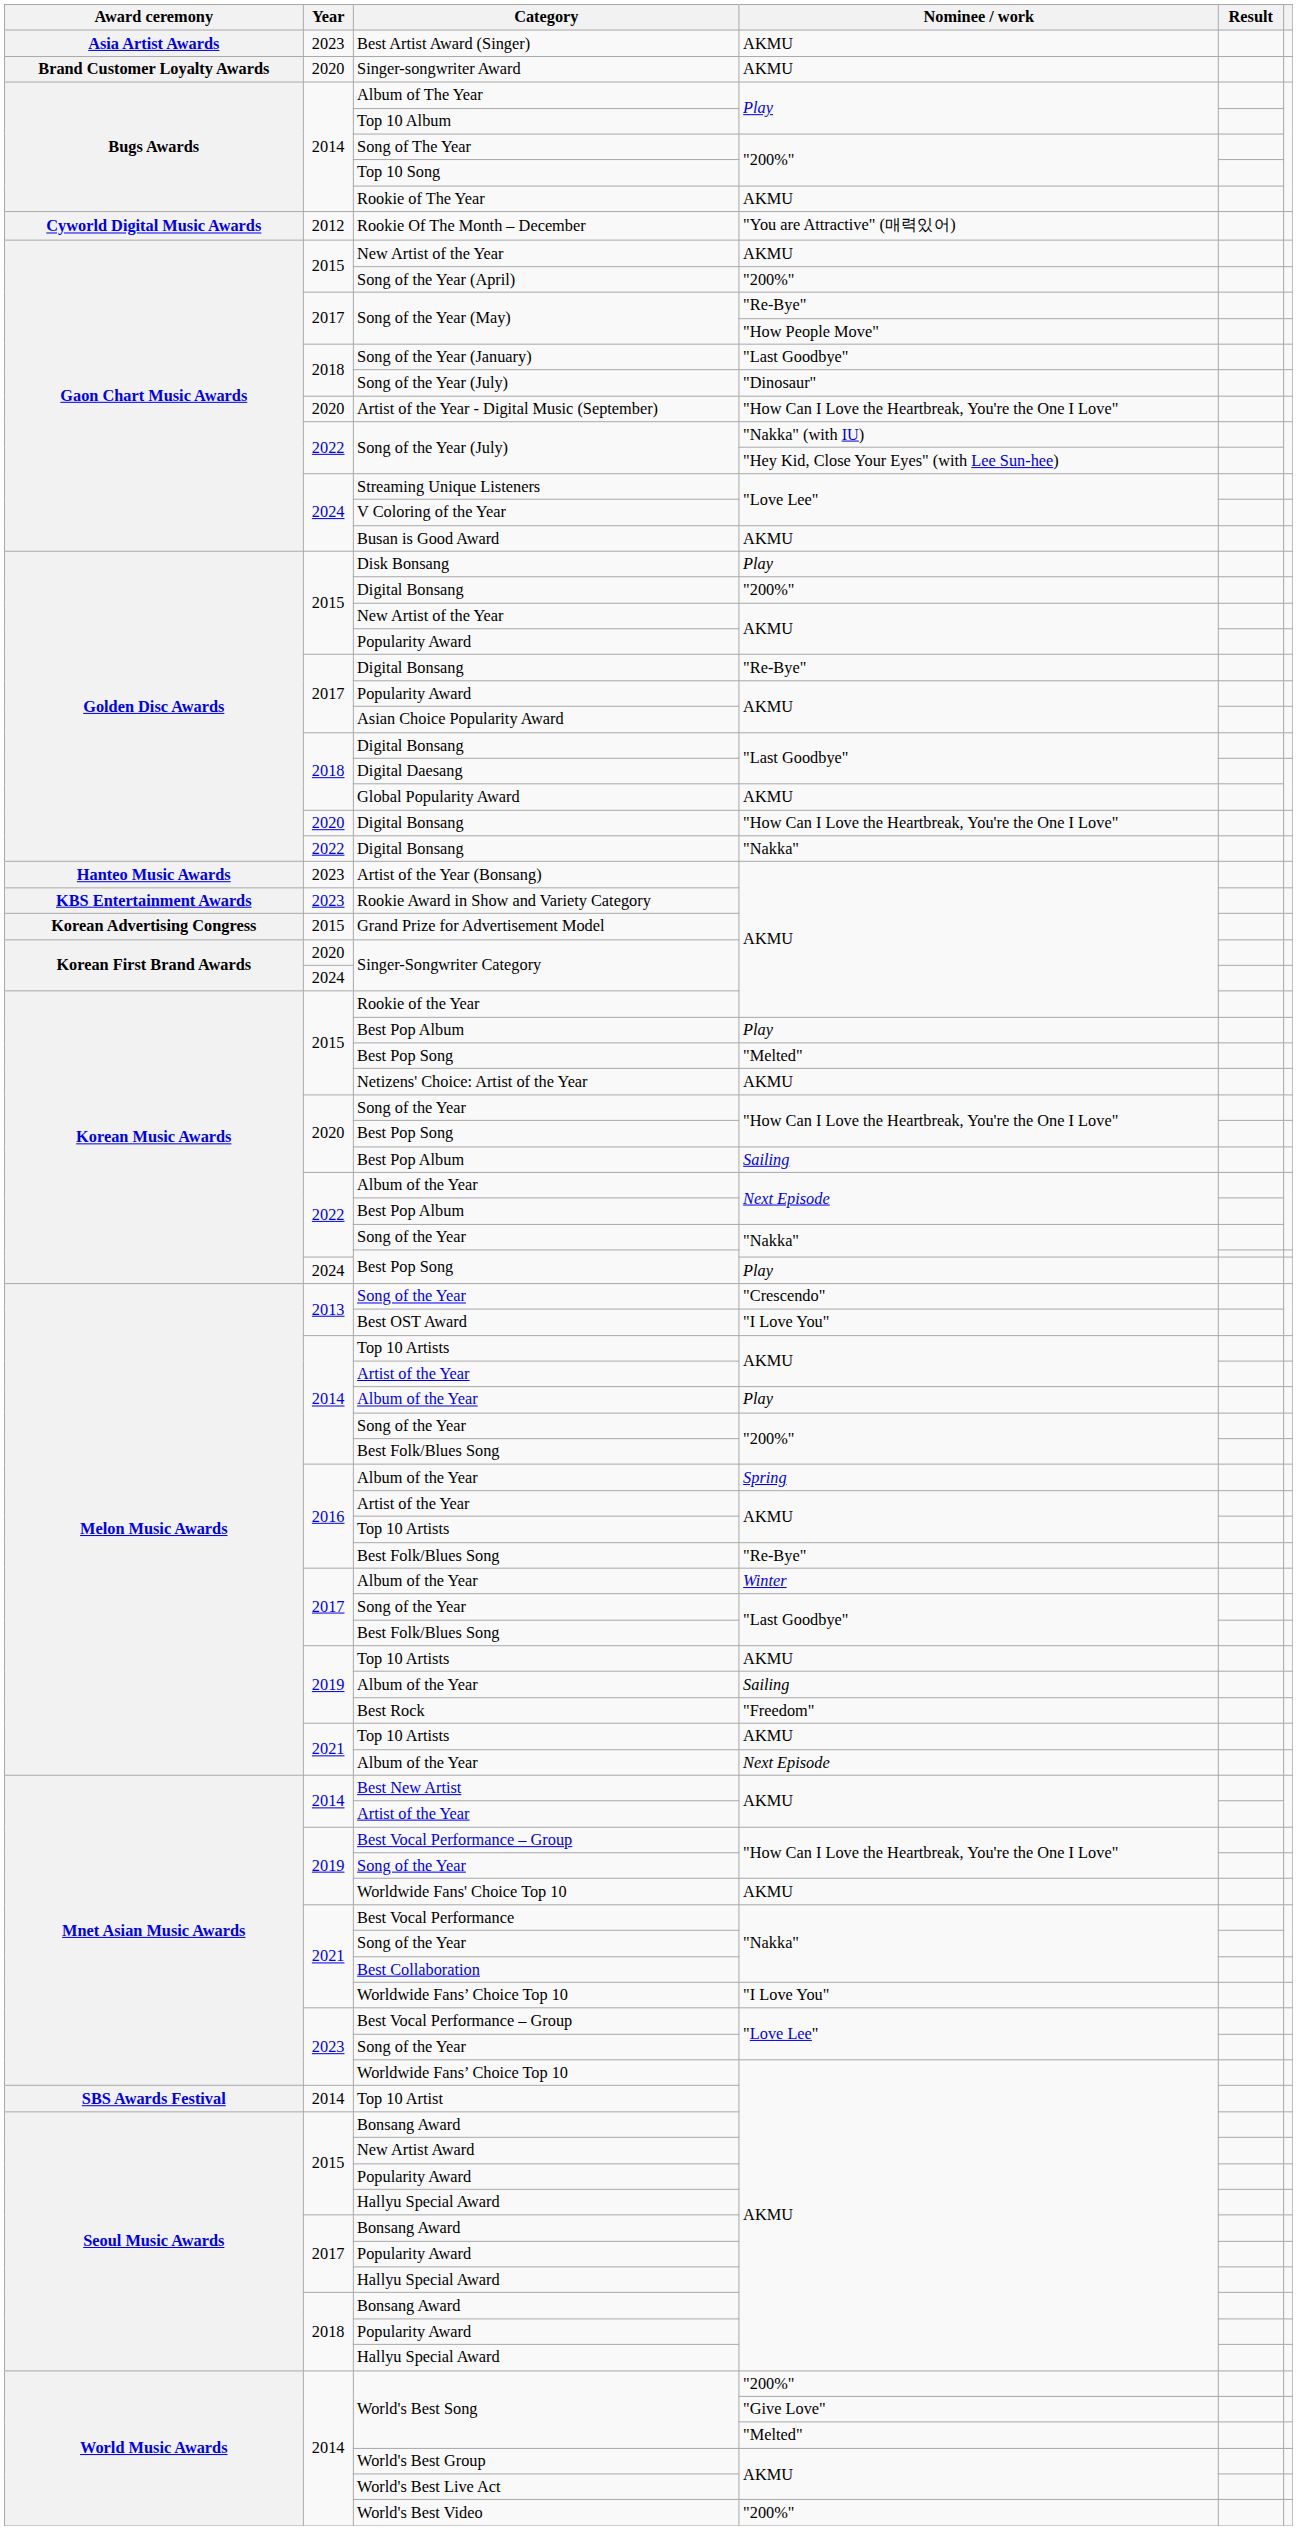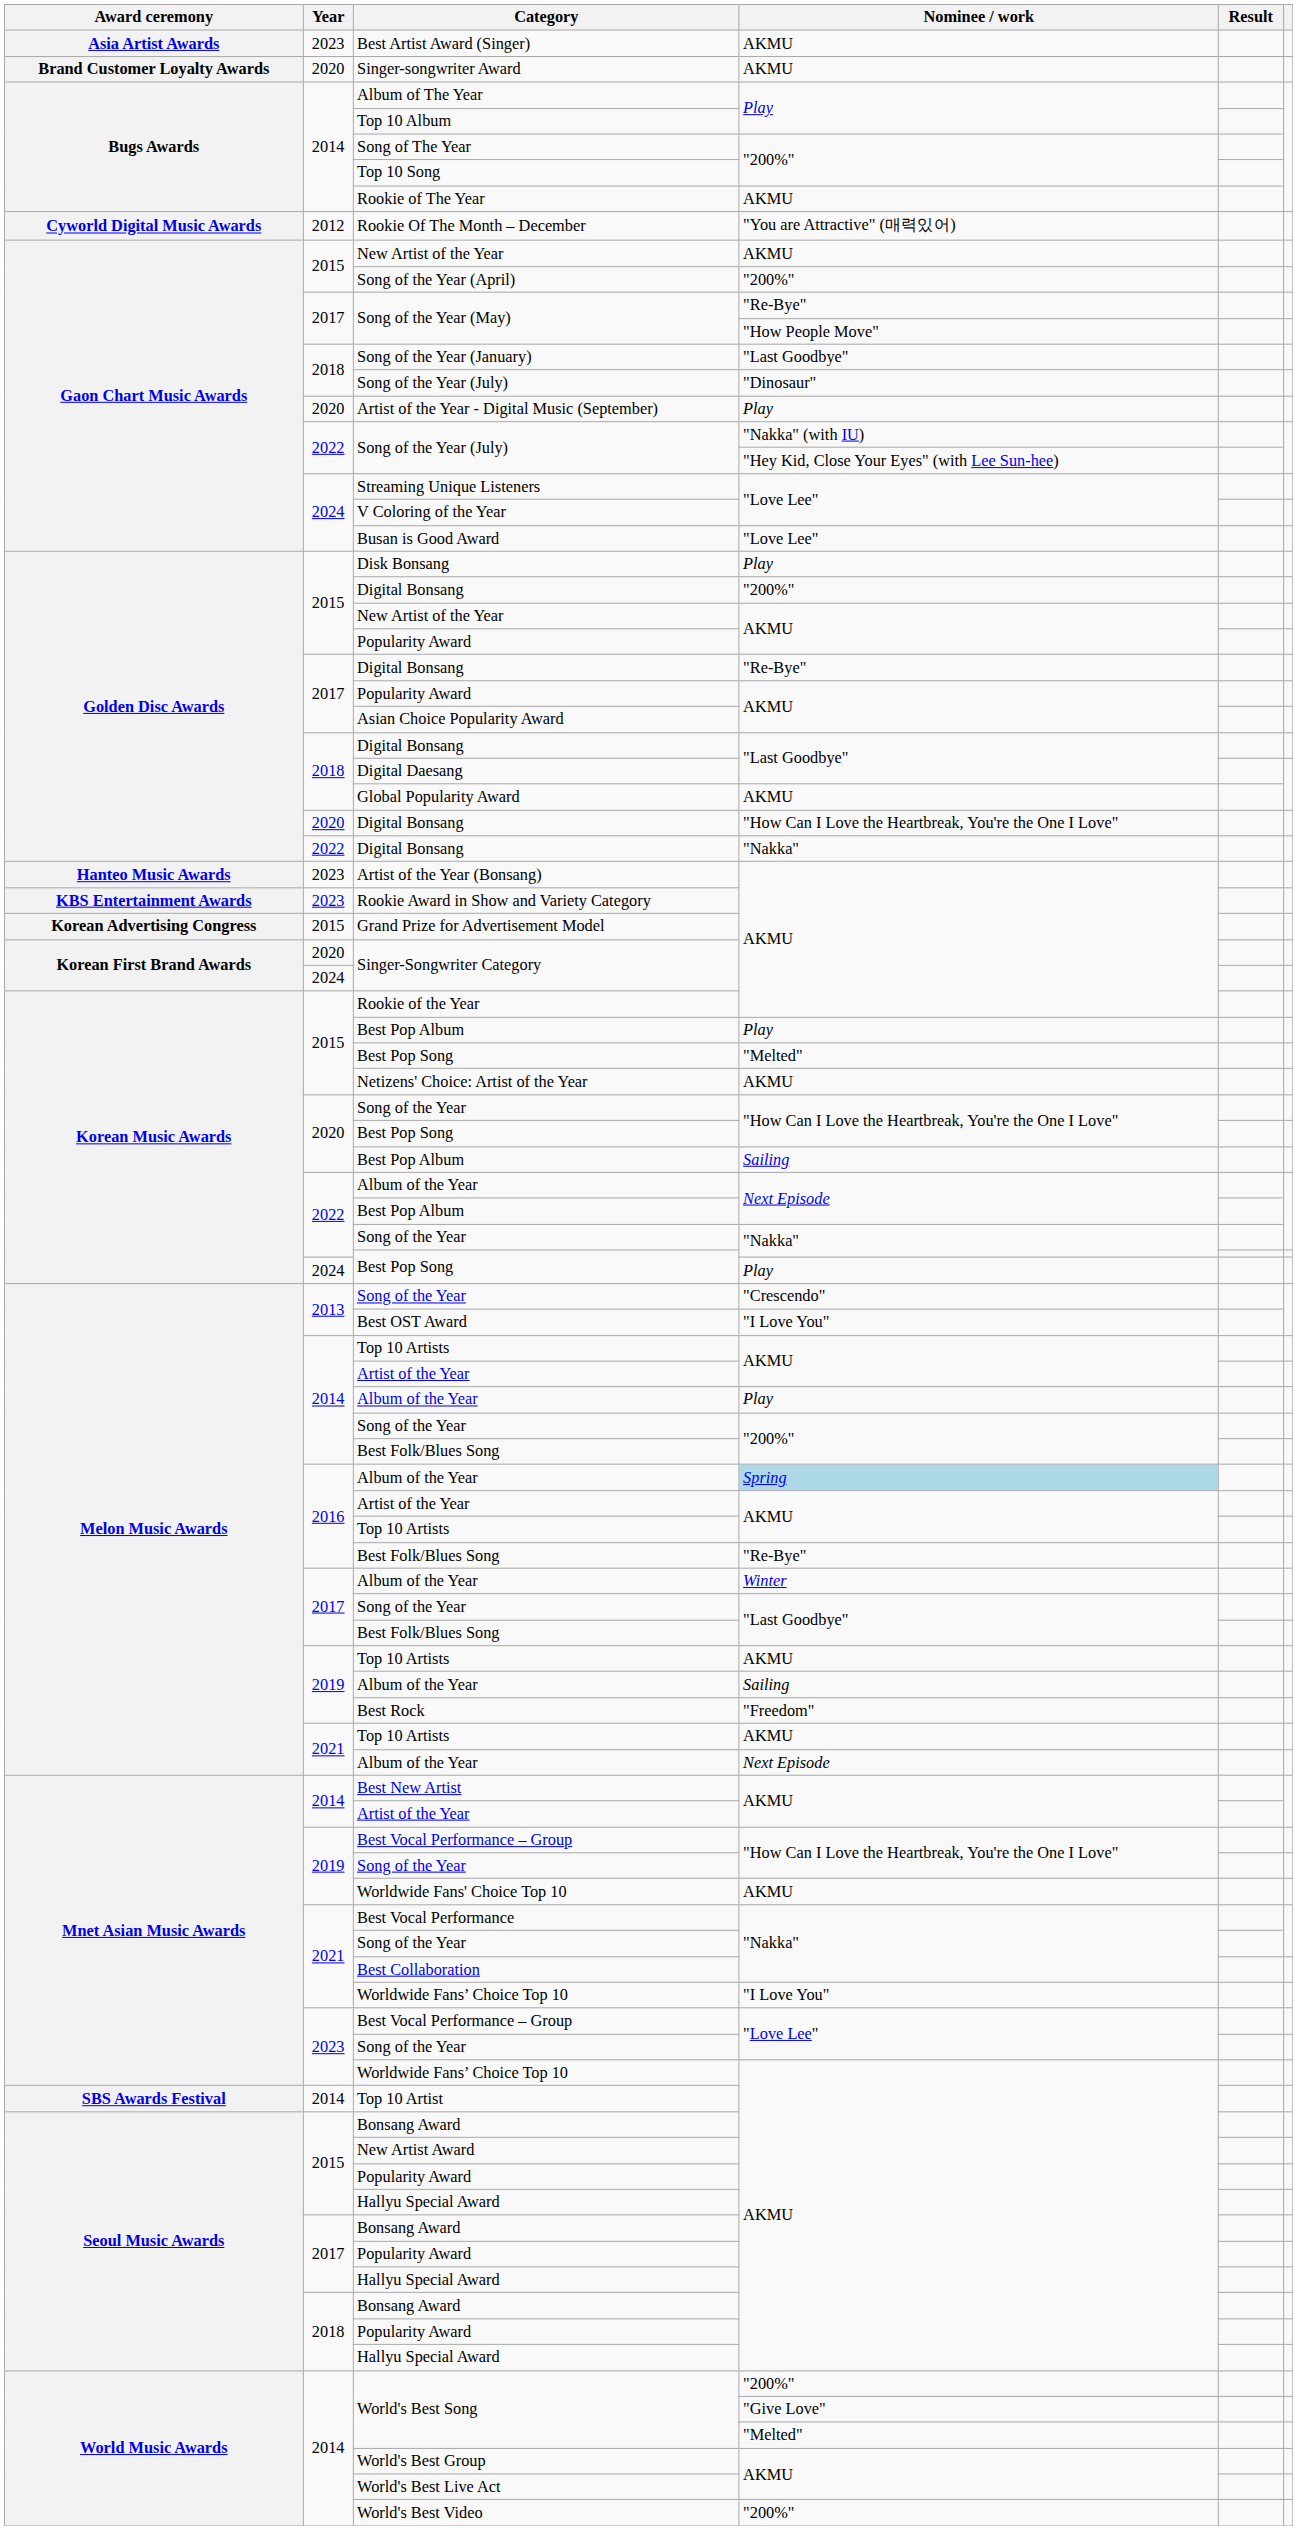(931, 408) "How Can I Love the Heartbreak, You're the One I Love" -> (758, 408) Play
(768, 538) AKMU -> (781, 538) "Love Lee"
(765, 1477) no background -> (765, 1477) lightblue background
